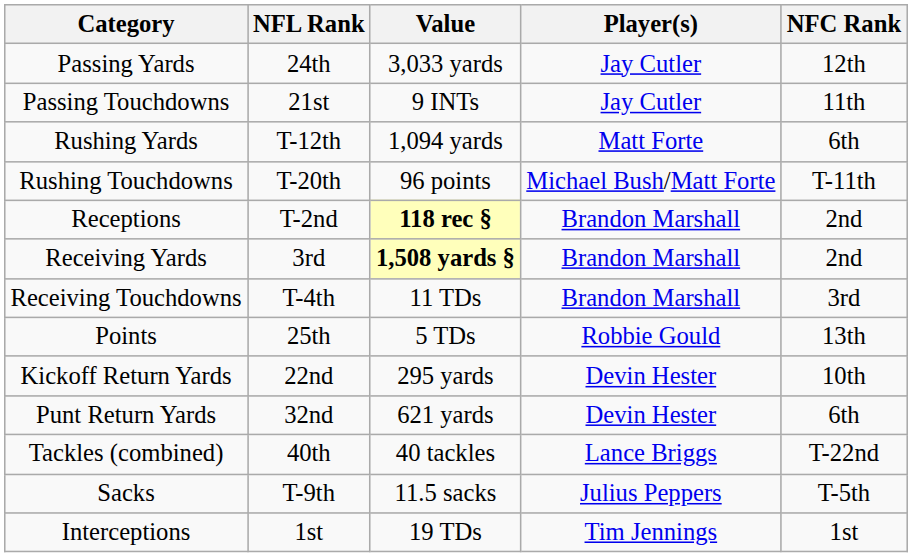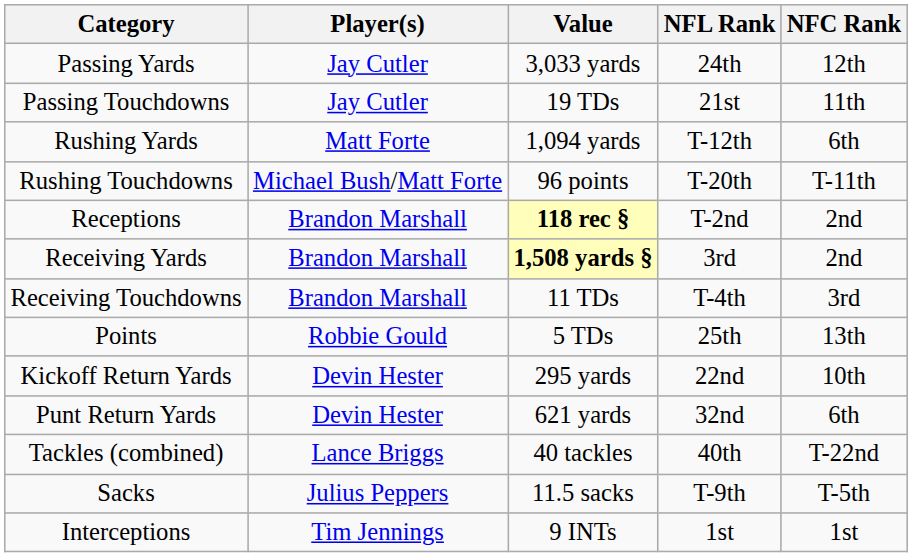columns swapped: (651, 24) <-> (309, 24)
(445, 102) 9 INTs -> (583, 102) 19 TDs
(445, 532) 19 TDs -> (583, 532) 9 INTs
